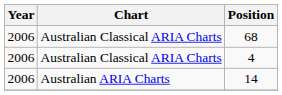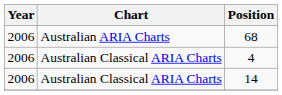(131, 36) Australian Classical ARIA Charts -> (105, 36) Australian ARIA Charts
(105, 79) Australian ARIA Charts -> (131, 79) Australian Classical ARIA Charts
